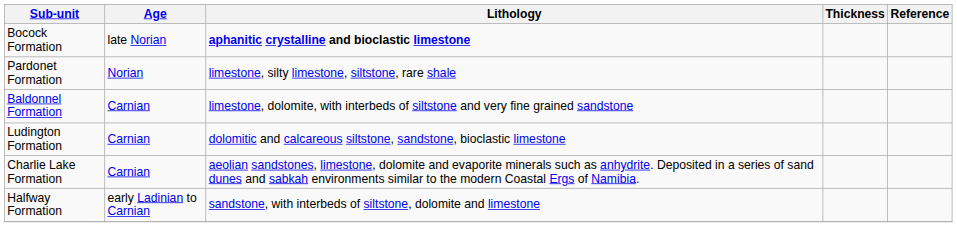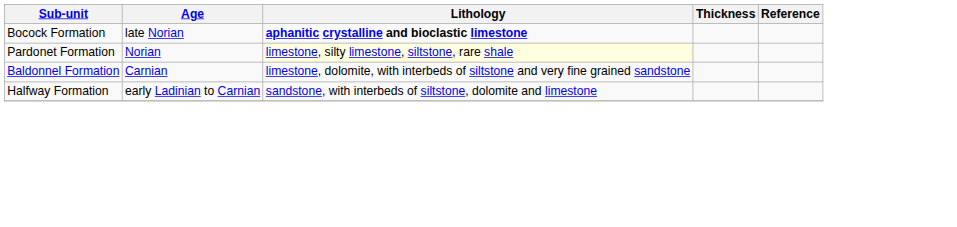(332, 73) no background -> (389, 52) lightyellow background
- row: (35, 139)
- row: (41, 172)
